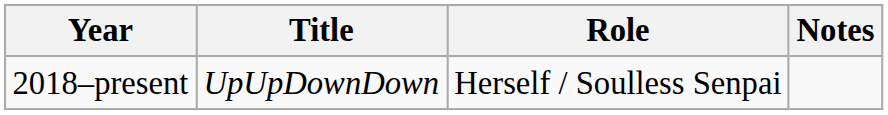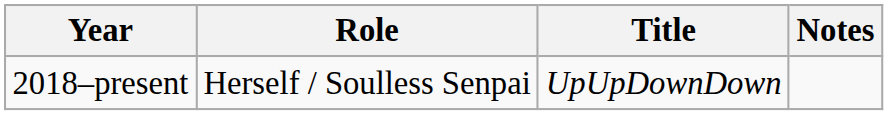columns swapped: (321, 30) <-> (618, 30)
